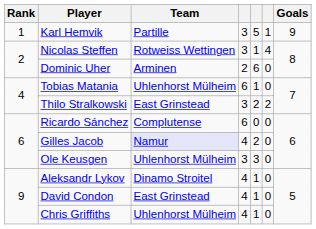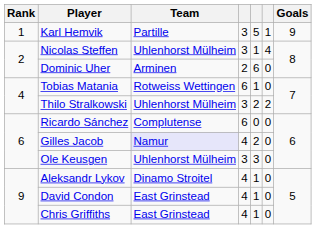(184, 50) Rotweiss Wettingen -> (185, 50) Uhlenhorst Mülheim
(185, 86) Uhlenhorst Mülheim -> (184, 86) Rotweiss Wettingen
(172, 104) East Grinstead -> (185, 104) Uhlenhorst Mülheim
(185, 214) Uhlenhorst Mülheim -> (172, 214) East Grinstead
